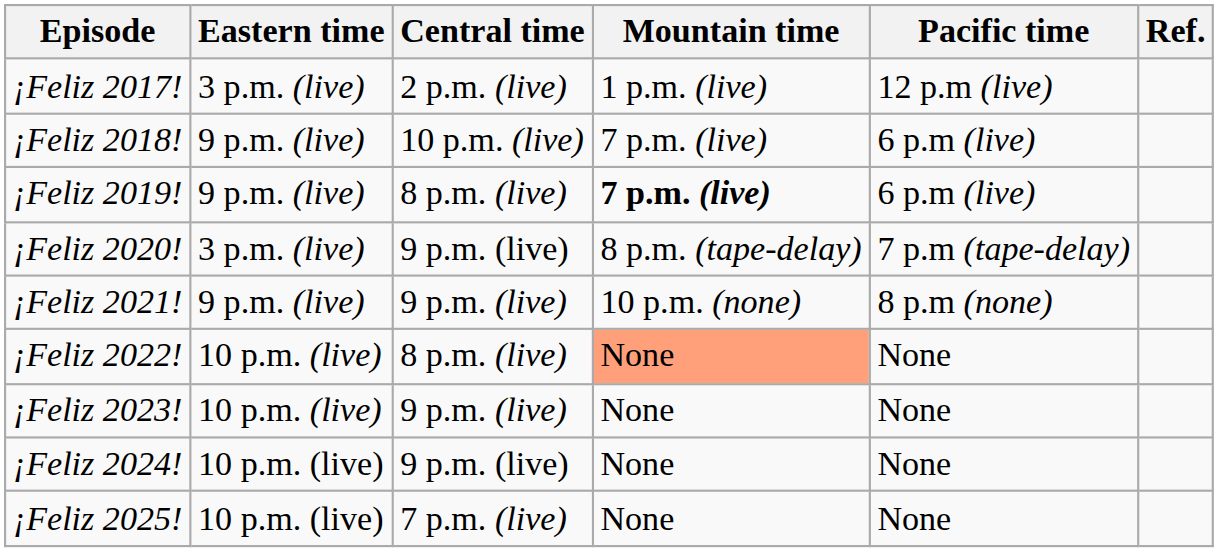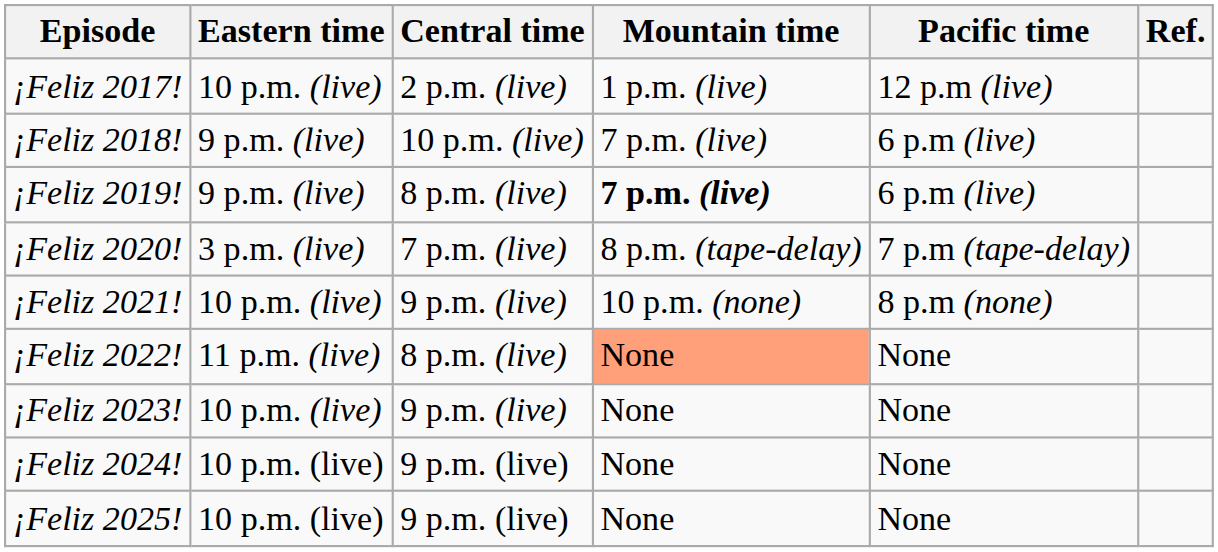(281, 85) 3 p.m. (live) -> (290, 85) 10 p.m. (live)
(484, 247) 9 p.m. (live) -> (483, 247) 7 p.m. (live)
(281, 301) 9 p.m. (live) -> (290, 301) 10 p.m. (live)
(290, 355) 10 p.m. (live) -> (289, 355) 11 p.m. (live)
(483, 517) 7 p.m. (live) -> (484, 517) 9 p.m. (live)
